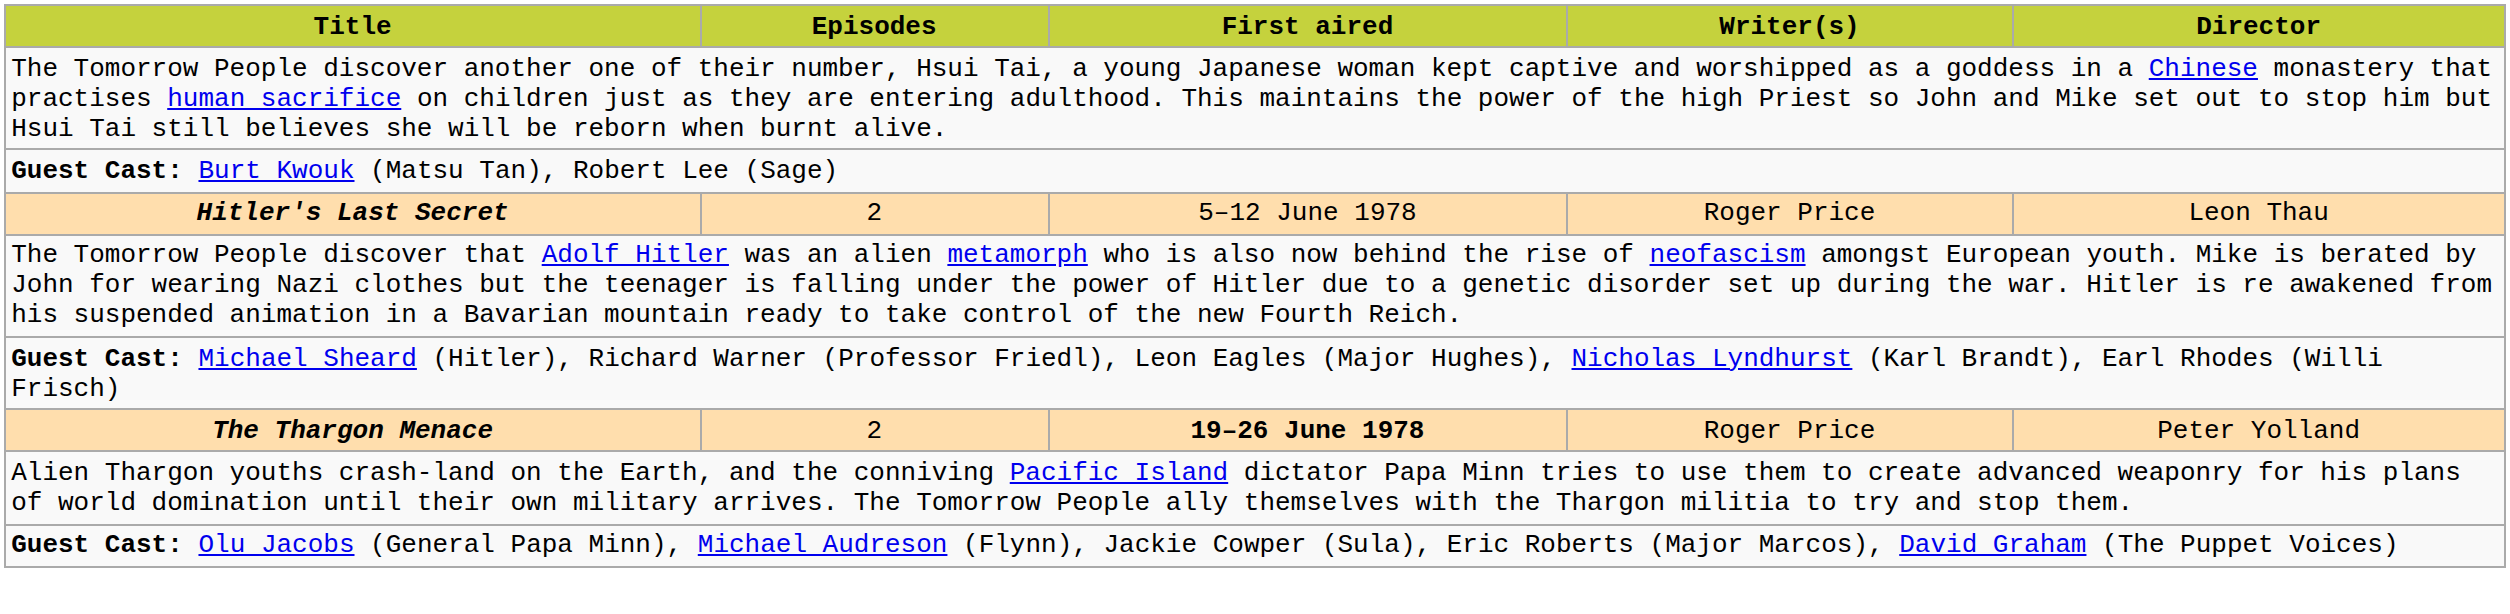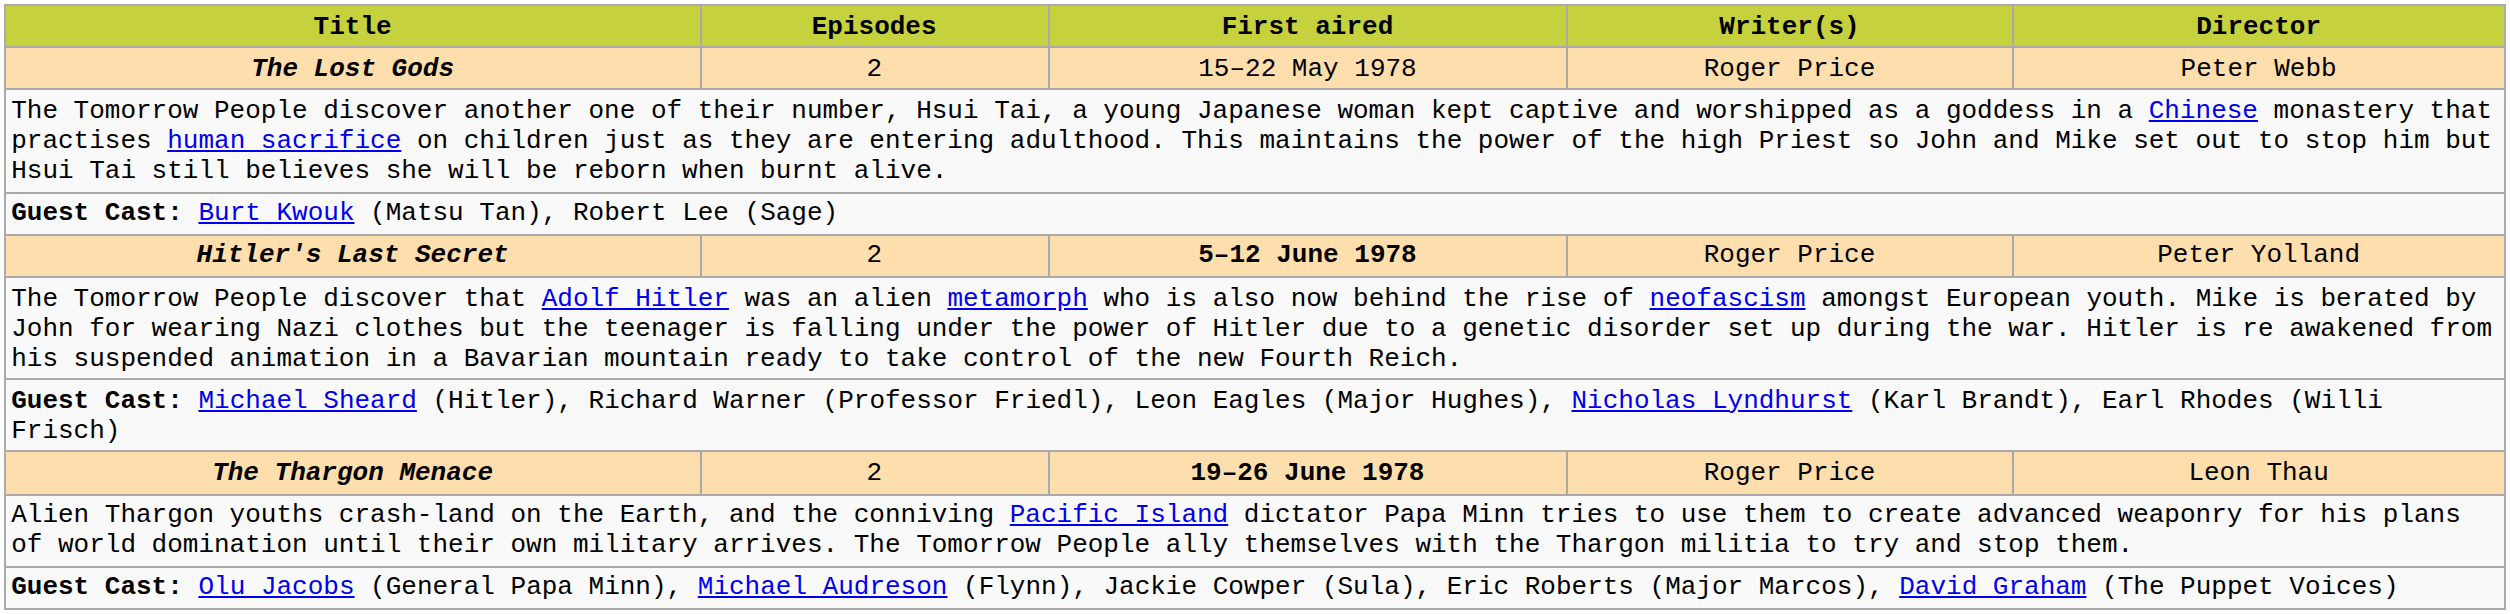+ row: (353, 69)
(1307, 213) normal -> (1307, 256) bold
(2259, 213) Leon Thau -> (2259, 256) Peter Yolland
(2259, 430) Peter Yolland -> (2259, 473) Leon Thau
